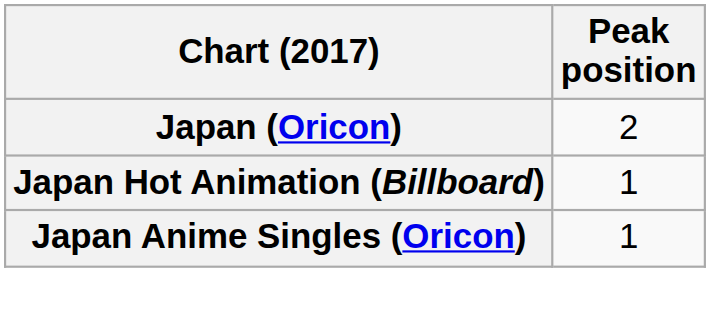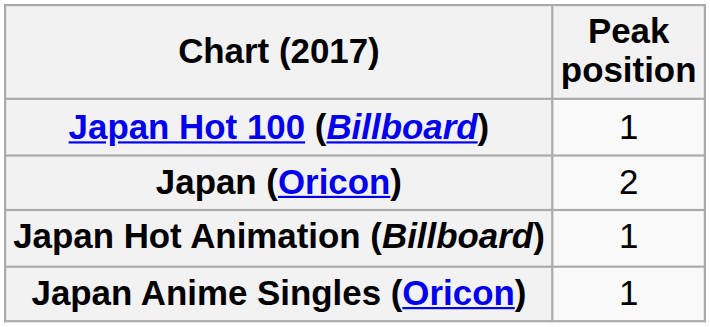+ row: (279, 126)
